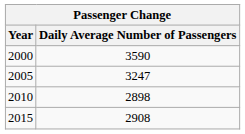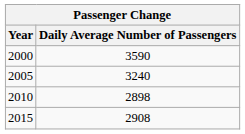(138, 76) 3247 -> (138, 76) 3240
